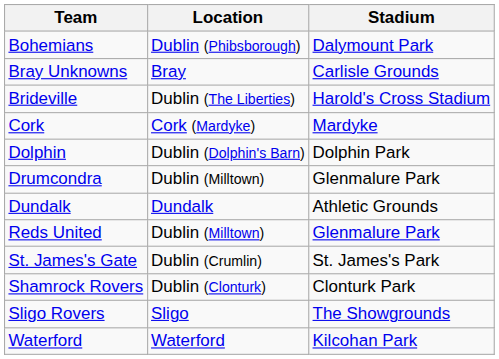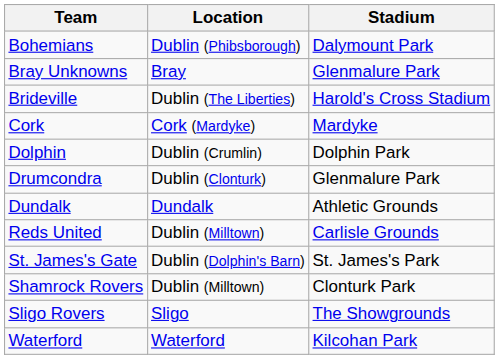(376, 71) Carlisle Grounds -> (376, 71) Glenmalure Park
(228, 152) Dublin (Dolphin's Barn) -> (206, 152) Dublin (Crumlin)
(208, 179) Dublin (Milltown) -> (208, 179) Dublin (Clonturk)
(376, 233) Glenmalure Park -> (376, 233) Carlisle Grounds
(206, 260) Dublin (Crumlin) -> (228, 260) Dublin (Dolphin's Barn)
(208, 286) Dublin (Clonturk) -> (208, 286) Dublin (Milltown)
